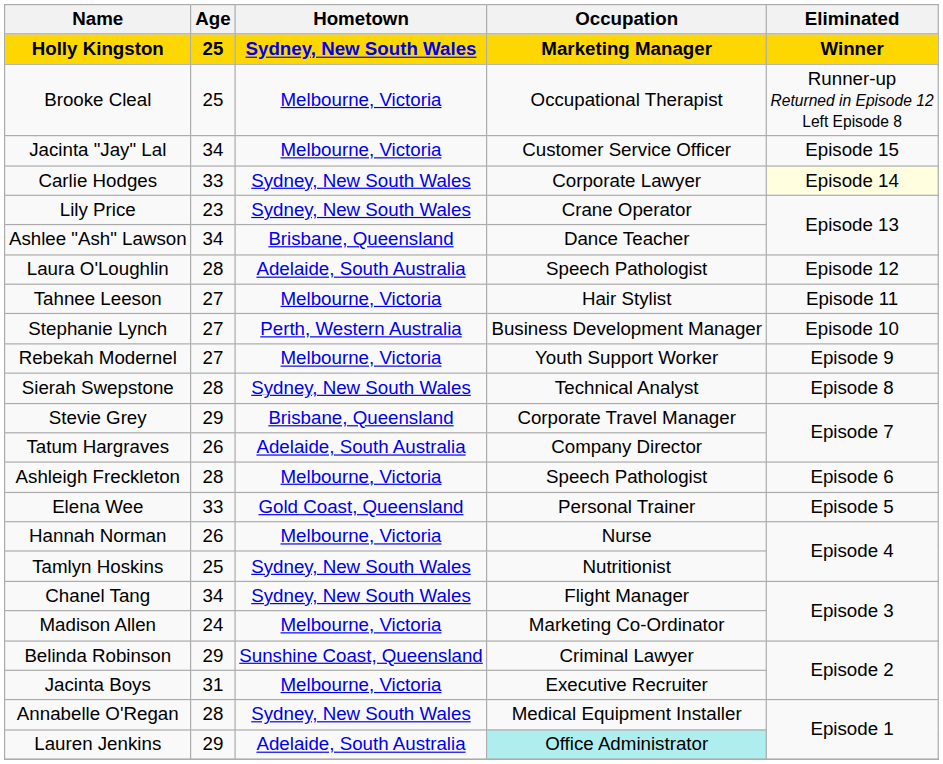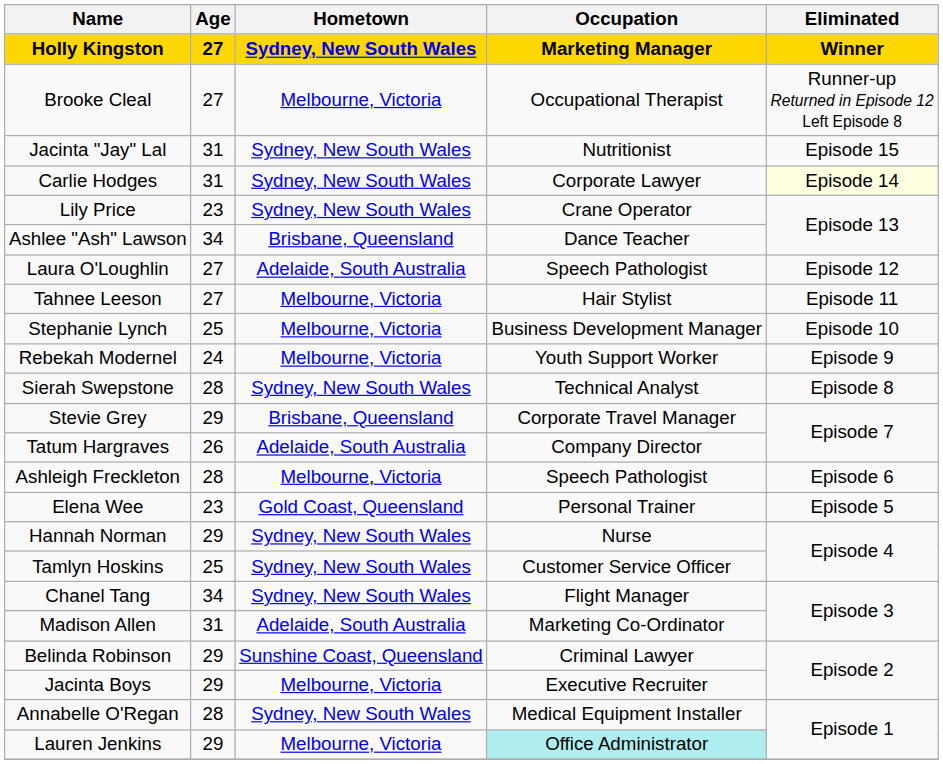(213, 49) 25 -> (213, 49) 27
(213, 99) 25 -> (213, 99) 27
(213, 150) 34 -> (213, 150) 31
(361, 150) Melbourne, Victoria -> (361, 150) Sydney, New South Wales
(627, 150) Customer Service Officer -> (627, 150) Nutritionist
(213, 180) 33 -> (213, 180) 31
(213, 269) 28 -> (213, 269) 27
(213, 328) 27 -> (213, 328) 25
(361, 328) Perth, Western Australia -> (361, 328) Melbourne, Victoria
(213, 358) 27 -> (213, 358) 24
(213, 506) 33 -> (213, 506) 23
(213, 536) 26 -> (213, 536) 29
(361, 536) Melbourne, Victoria -> (361, 536) Sydney, New South Wales
(627, 566) Nutritionist -> (627, 566) Customer Service Officer
(213, 625) 24 -> (213, 625) 31
(361, 625) Melbourne, Victoria -> (361, 625) Adelaide, South Australia
(213, 684) 31 -> (213, 684) 29
(361, 744) Adelaide, South Australia -> (361, 744) Melbourne, Victoria
